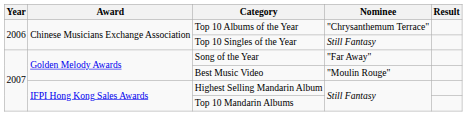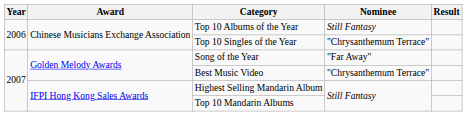(378, 27) "Chrysanthemum Terrace" -> (351, 27) Still Fantasy
(351, 42) Still Fantasy -> (378, 42) "Chrysanthemum Terrace"
(359, 73) "Moulin Rouge" -> (378, 73) "Chrysanthemum Terrace"
